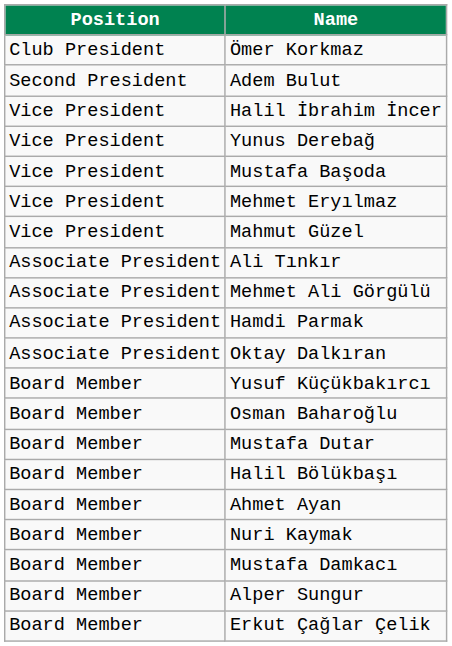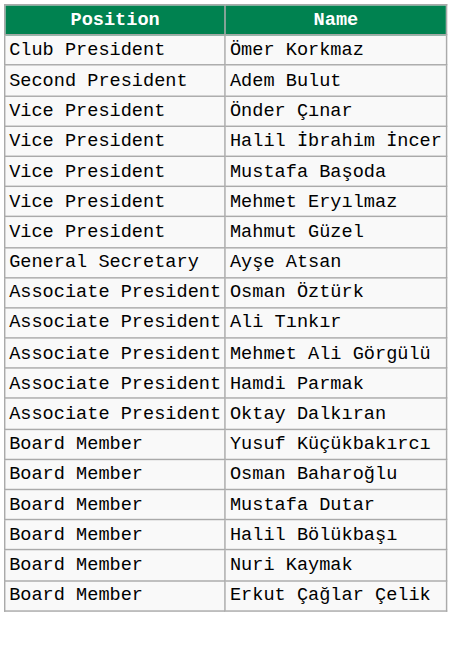+ row: (291, 111)
- row: (302, 141)
+ row: (286, 262)
+ row: (297, 293)
- row: (286, 505)
- row: (314, 565)
- row: (297, 596)
